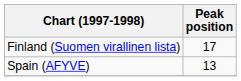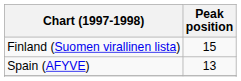(209, 47) 17 -> (209, 47) 15
